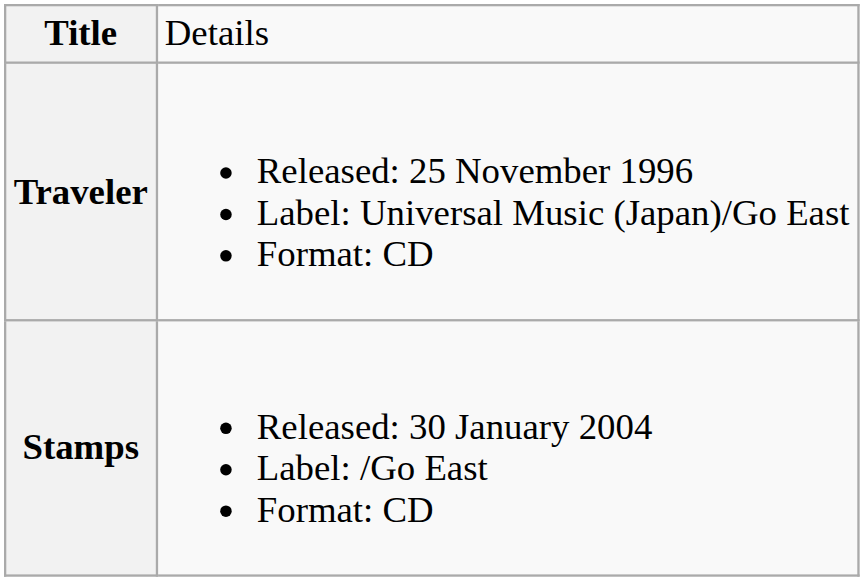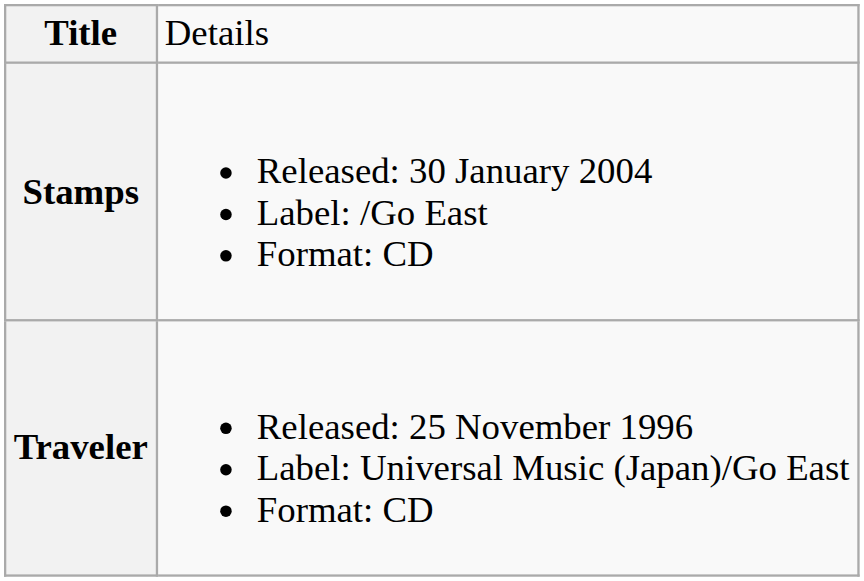rows swapped: (81, 190) <-> (81, 447)
